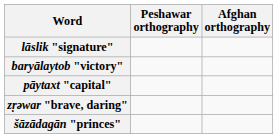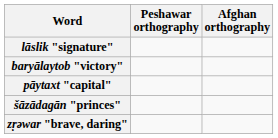rows swapped: (67, 104) <-> (67, 124)
